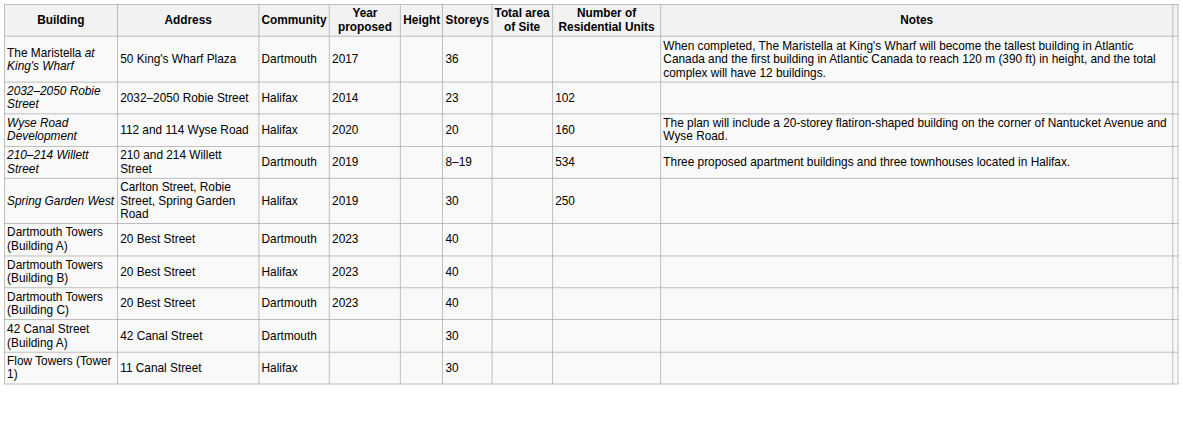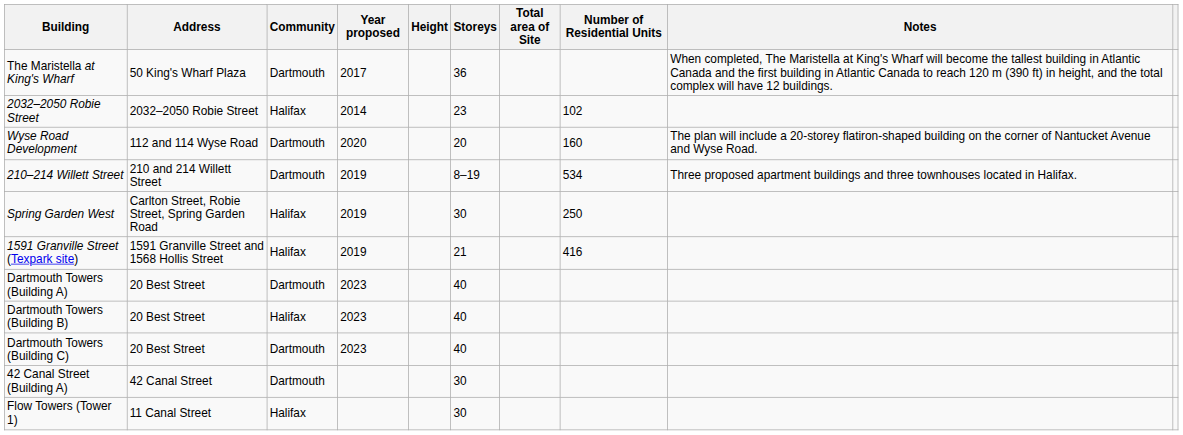(280, 130) Halifax -> (297, 143) Dartmouth
+ row: (63, 253)
